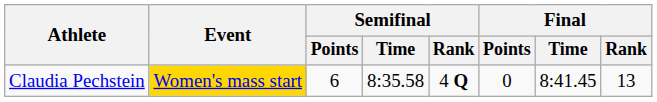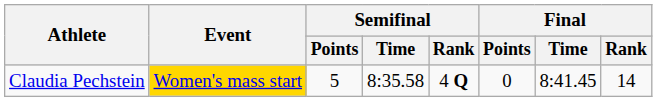(335, 80) 6 -> (335, 80) 5
(626, 80) 13 -> (626, 80) 14
